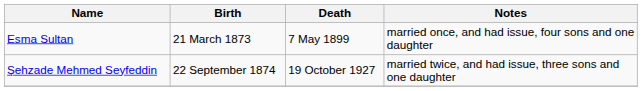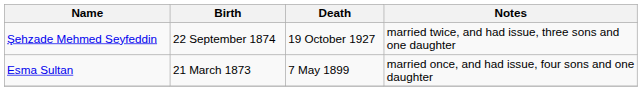rows swapped: (42, 38) <-> (82, 70)
